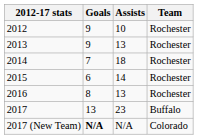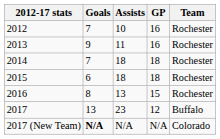+ column: (158, 12)
(88, 28) 9 -> (88, 28) 7
(120, 45) 13 -> (120, 45) 11
(120, 77) 14 -> (120, 77) 18
